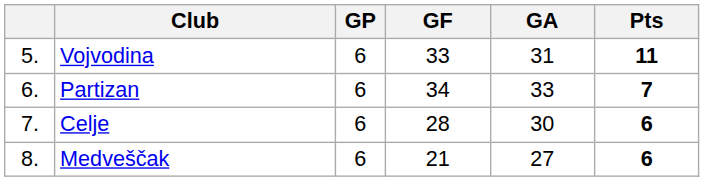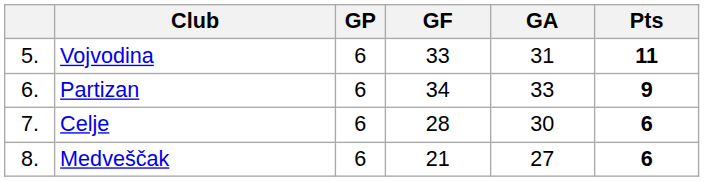(647, 90) 7 -> (647, 90) 9
